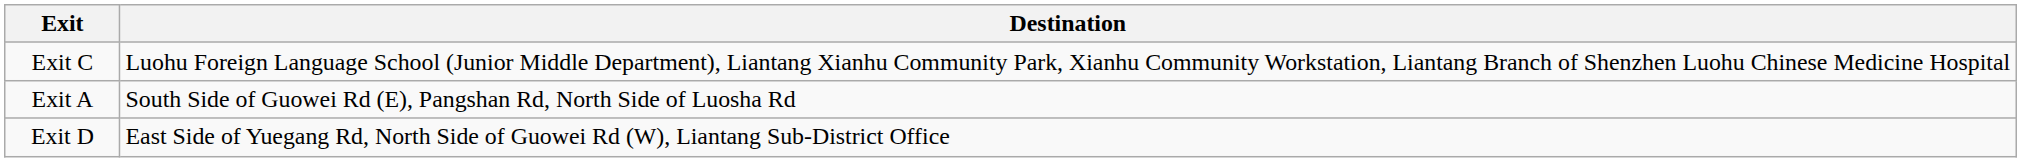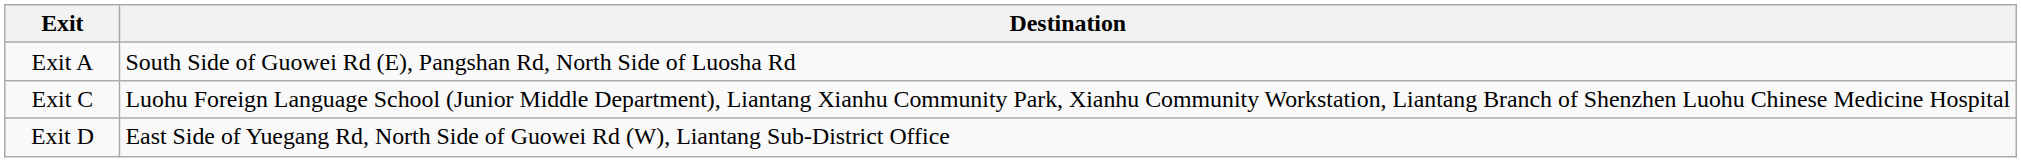rows swapped: (62, 99) <-> (62, 61)
